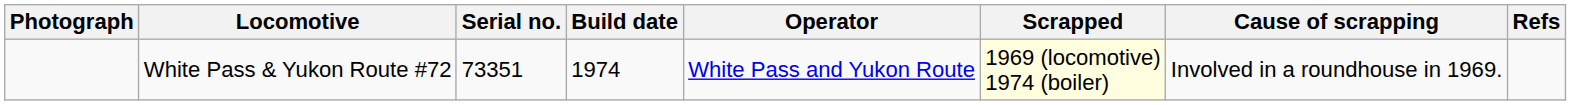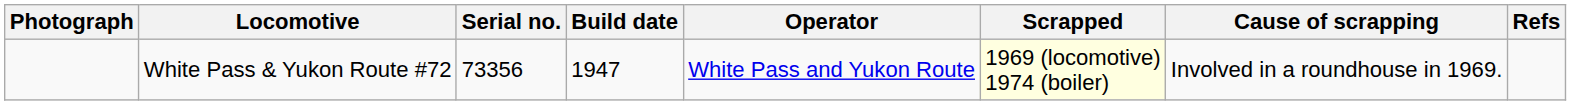(492, 69) 73351 -> (492, 69) 73356
(596, 69) 1974 -> (596, 69) 1947
